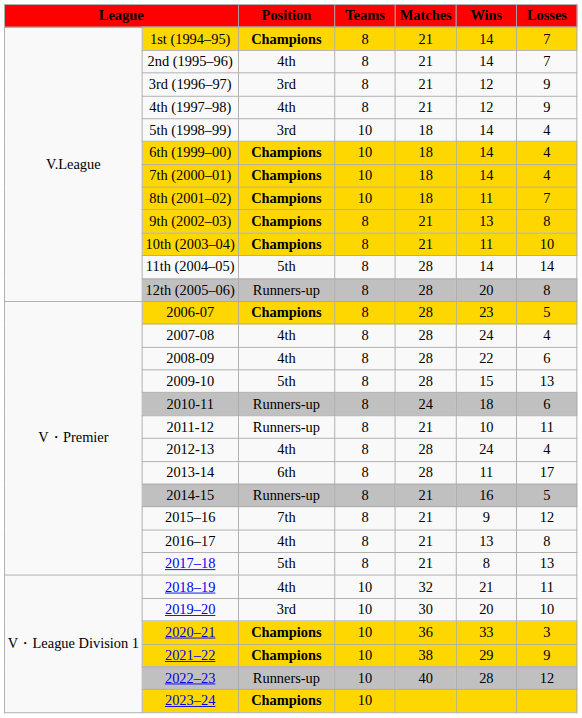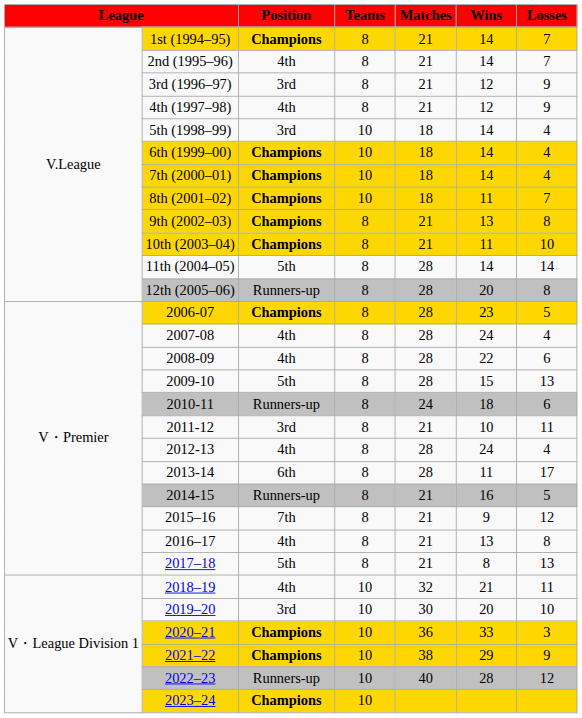(286, 426) Runners-up -> (286, 426) 3rd
